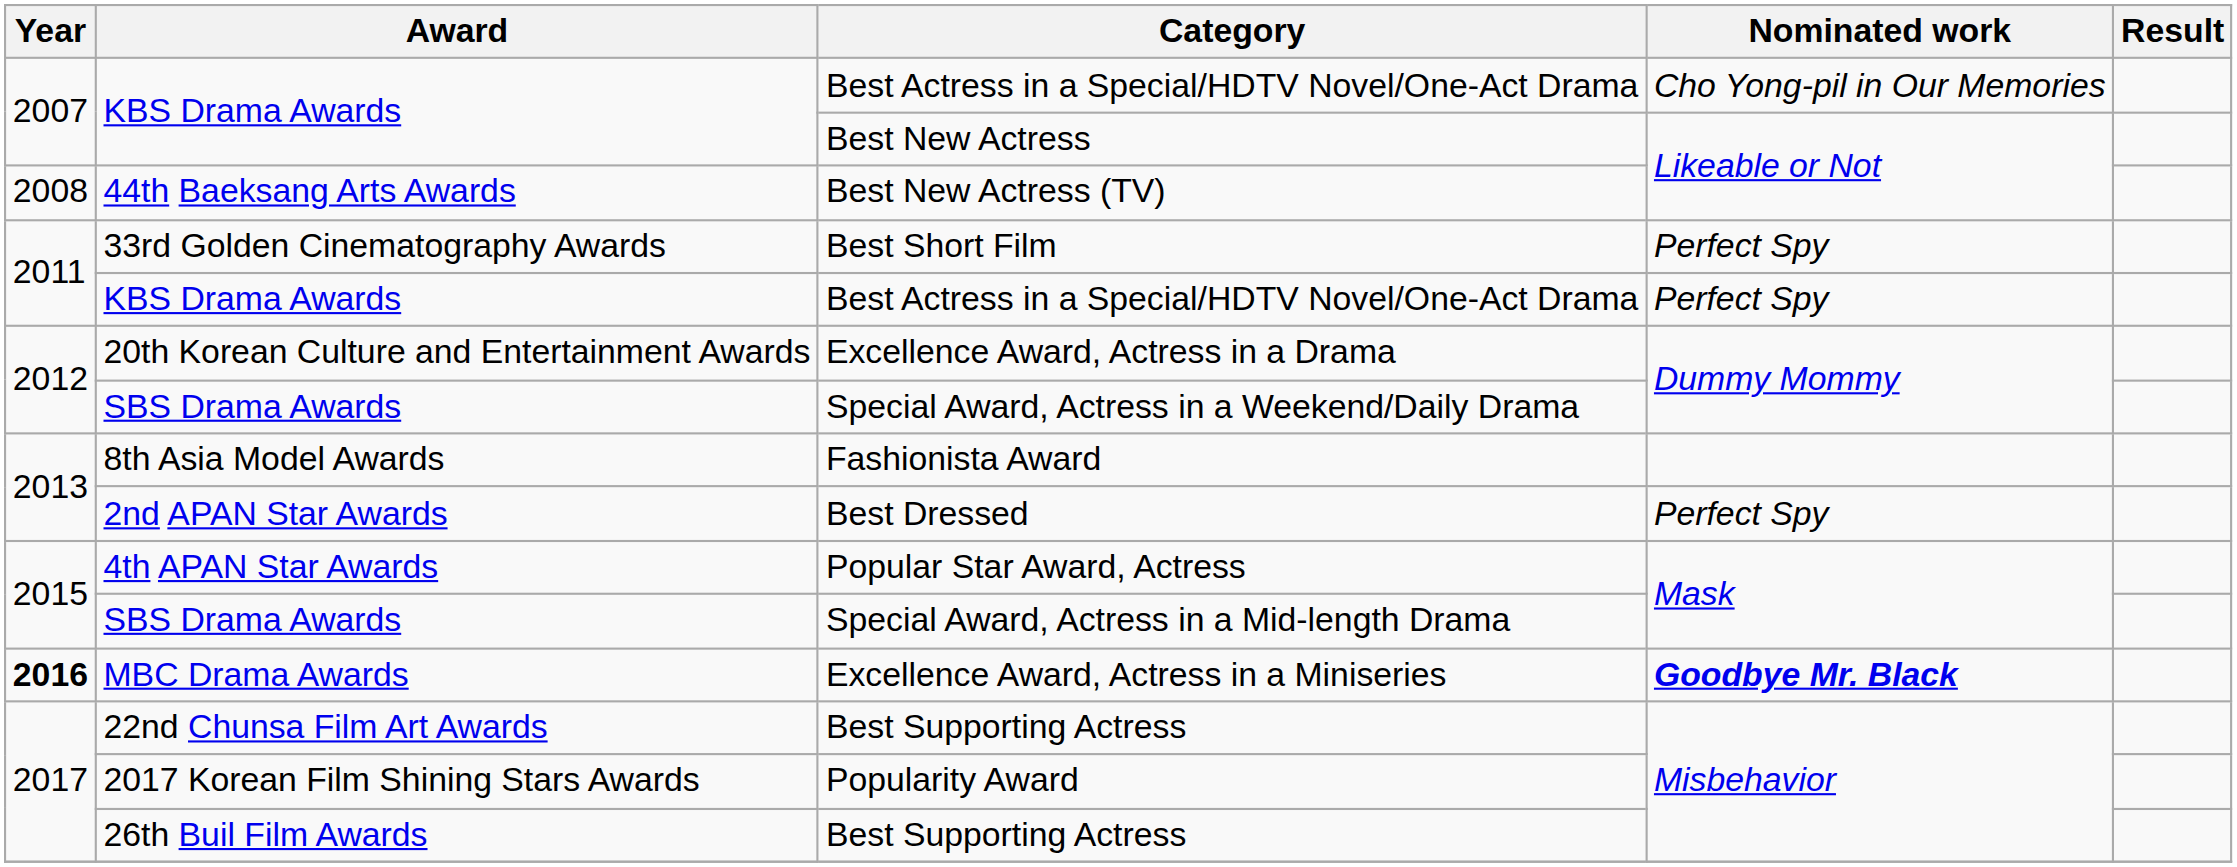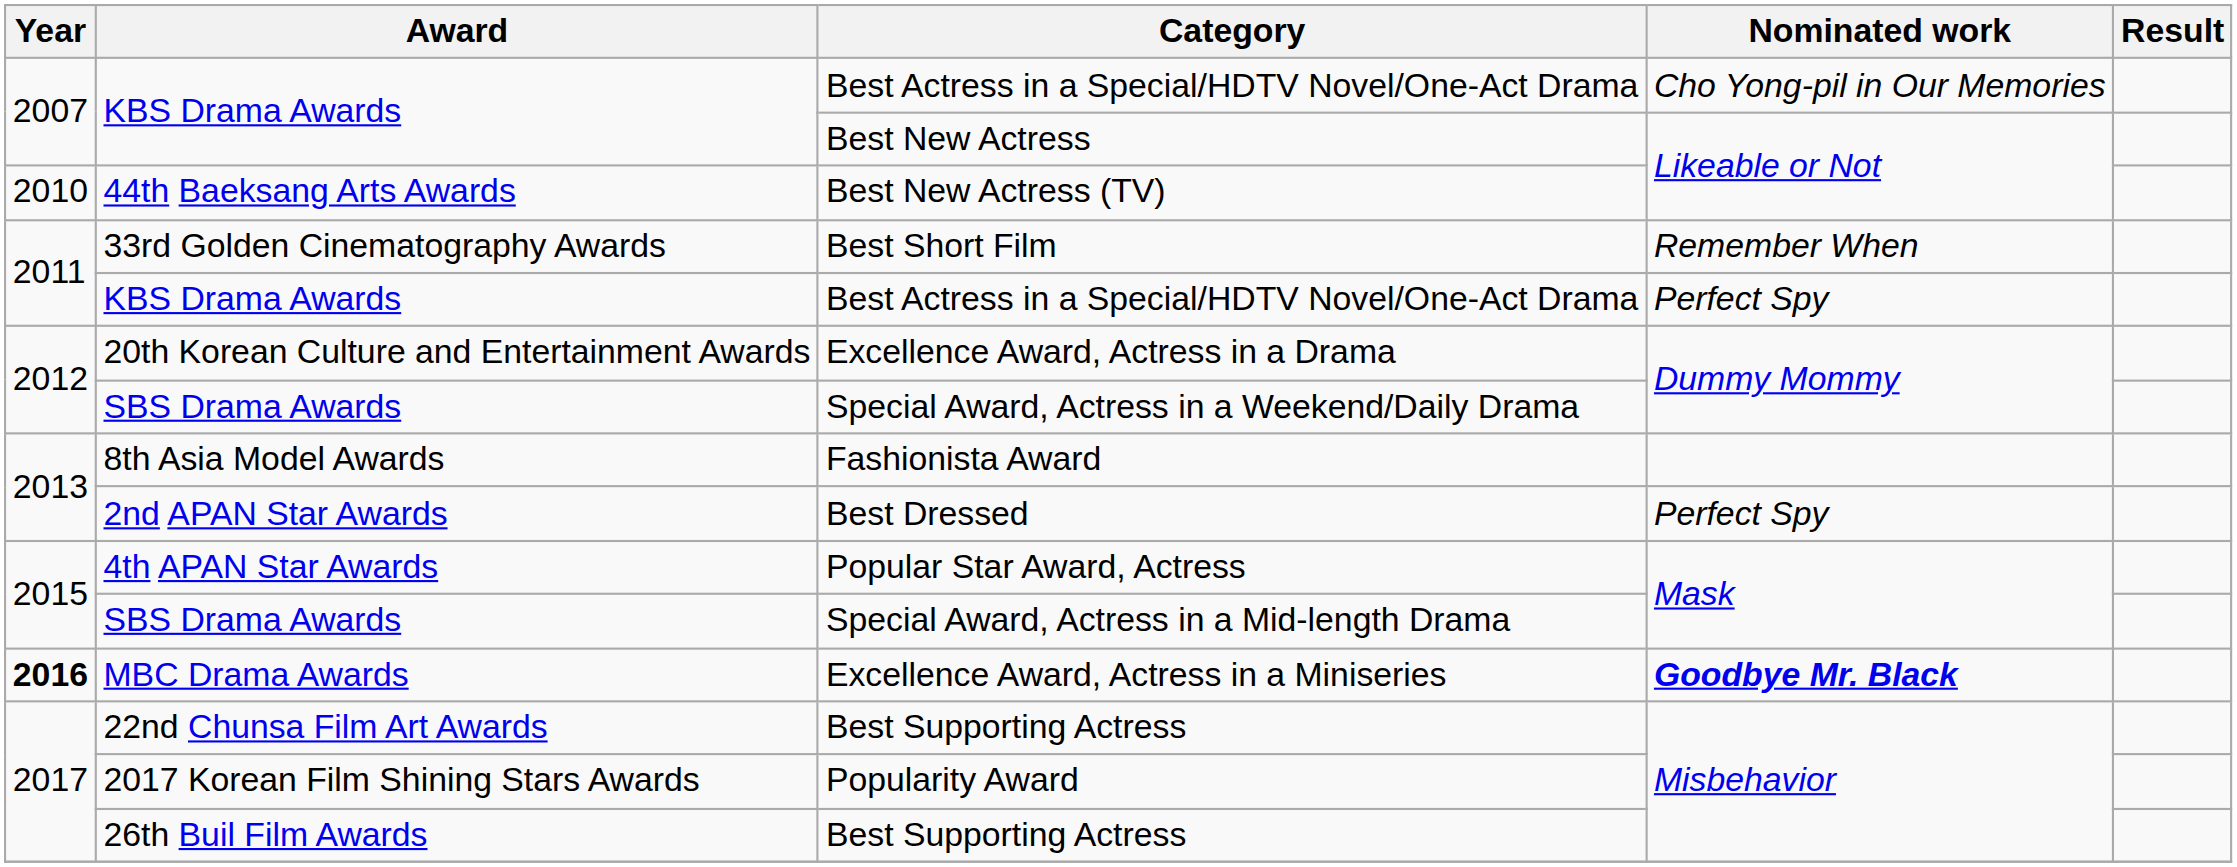(50, 191) 2008 -> (50, 191) 2010
(1741, 245) Perfect Spy -> (1786, 245) Remember When
